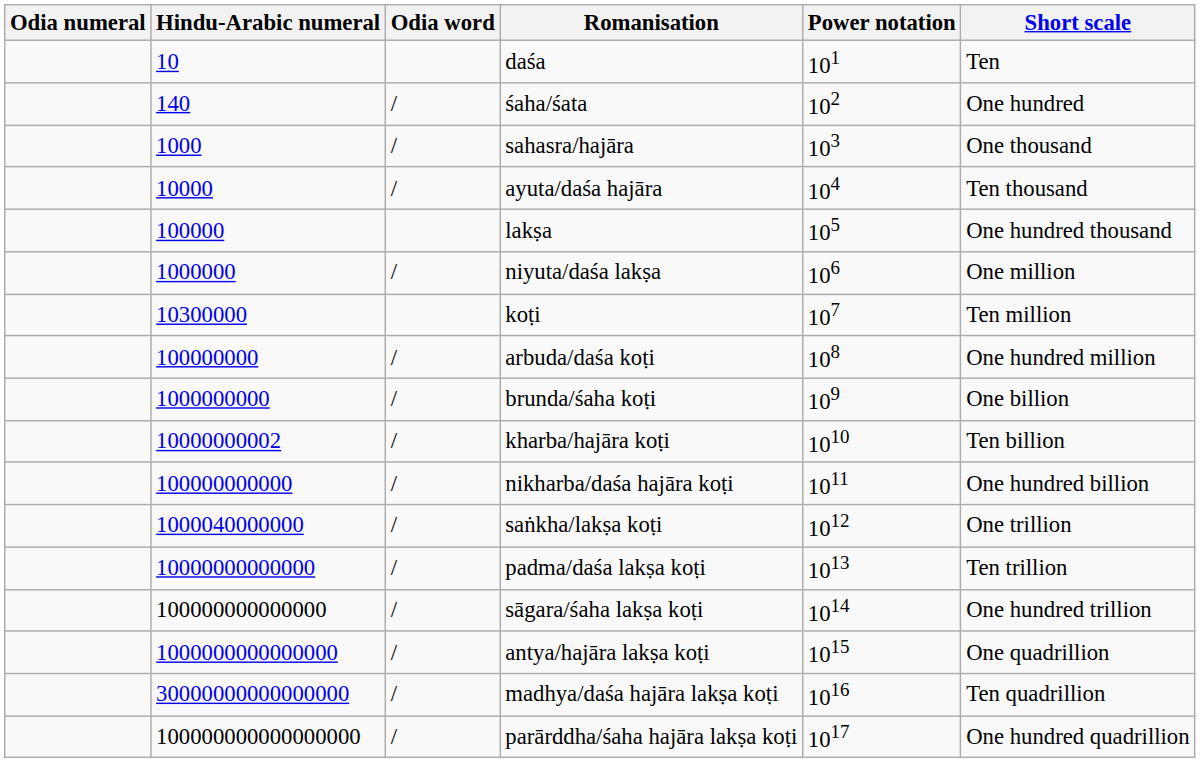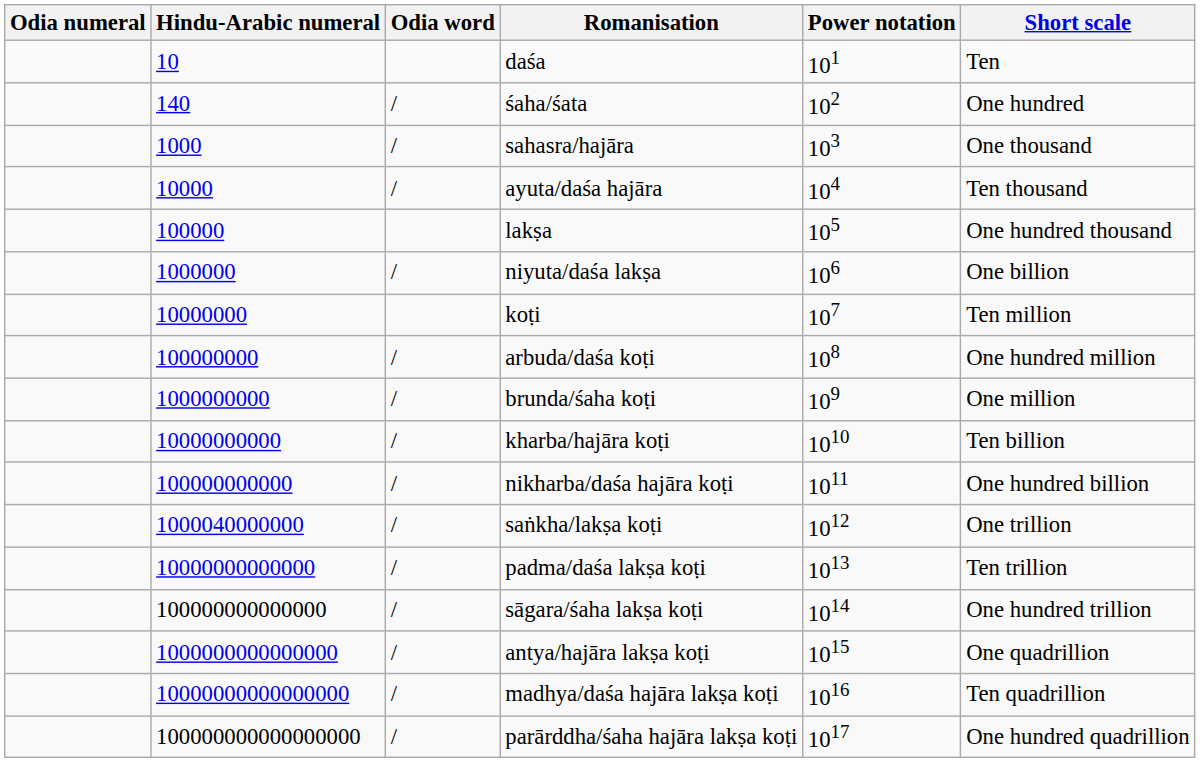(1021, 272) One million -> (1018, 272) One billion
(202, 314) 10300000 -> (202, 314) 10000000
(1018, 399) One billion -> (1021, 399) One million
(219, 441) 10000000002 -> (219, 441) 10000000000
(253, 694) 30000000000000000 -> (253, 694) 10000000000000000
